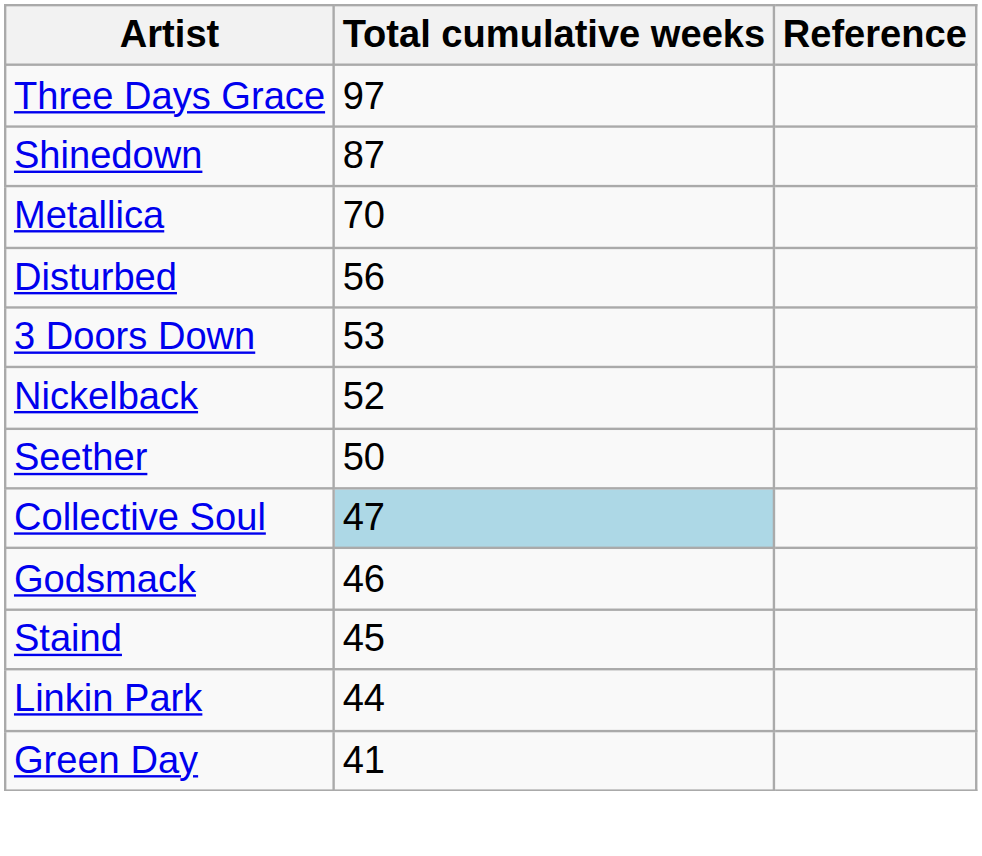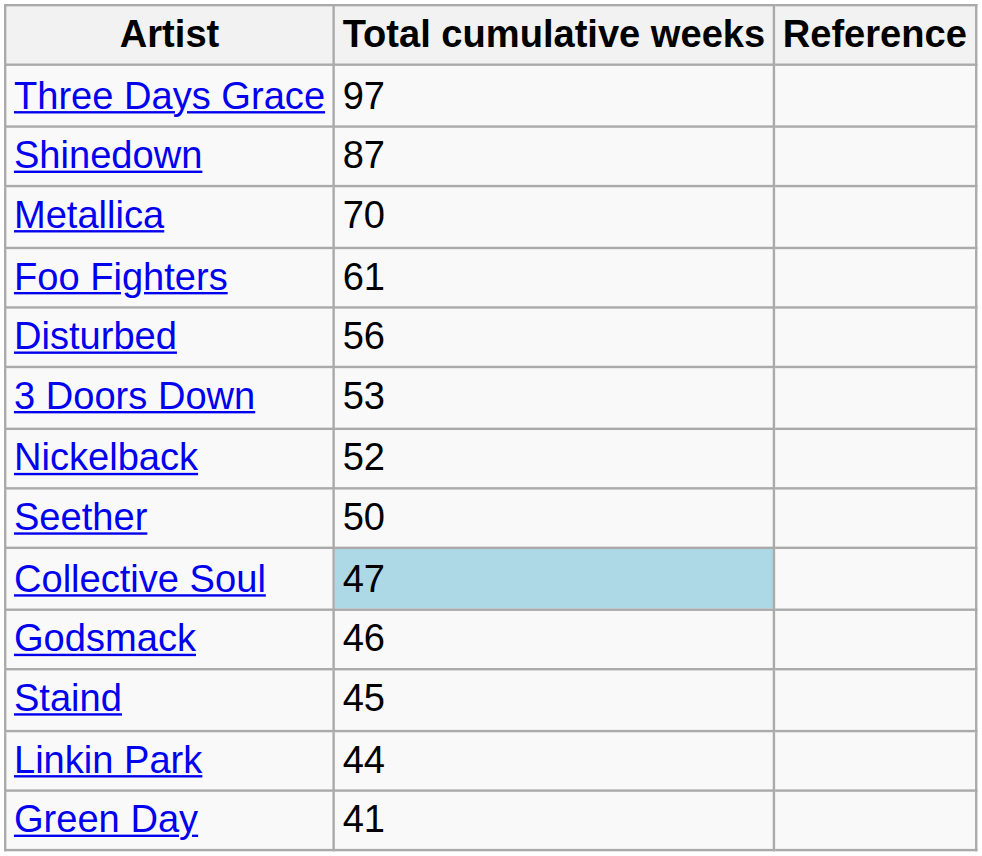+ row: (121, 276)
